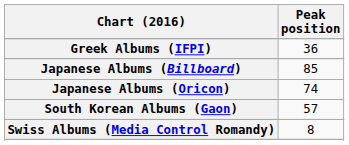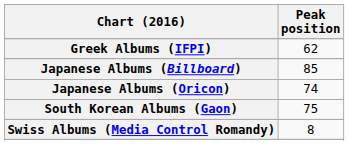(311, 49) 36 -> (311, 49) 62
(311, 109) 57 -> (311, 109) 75
